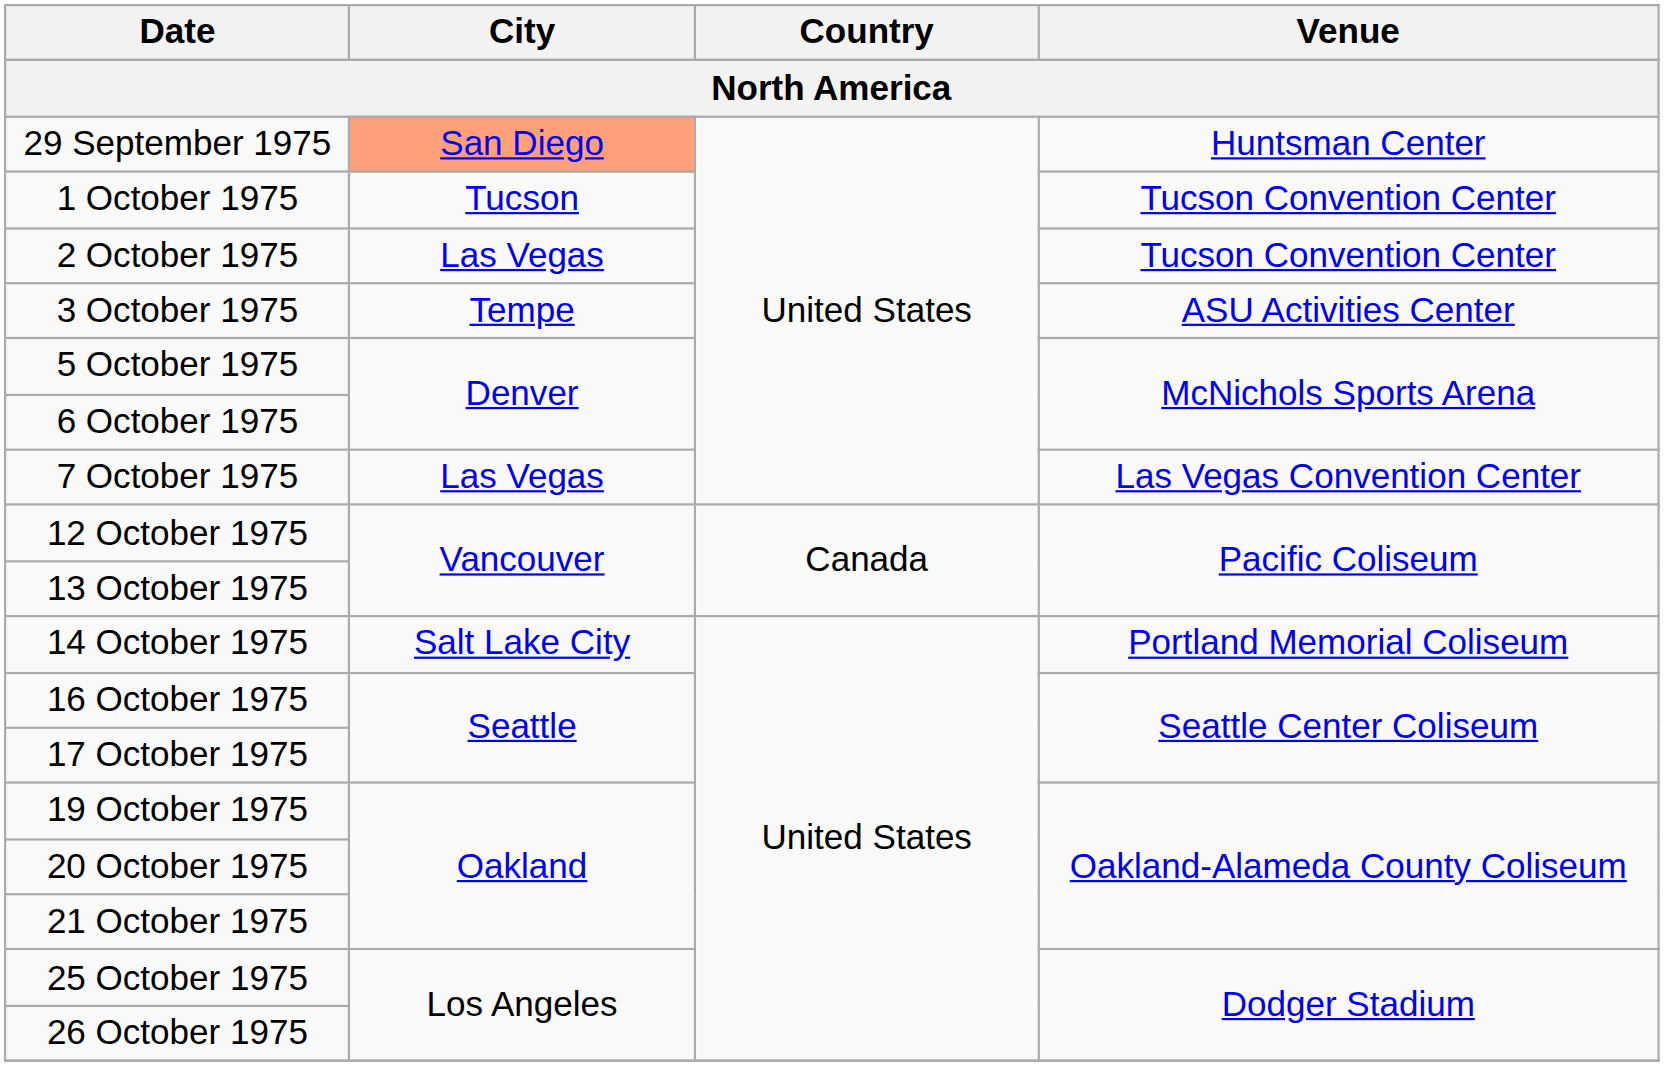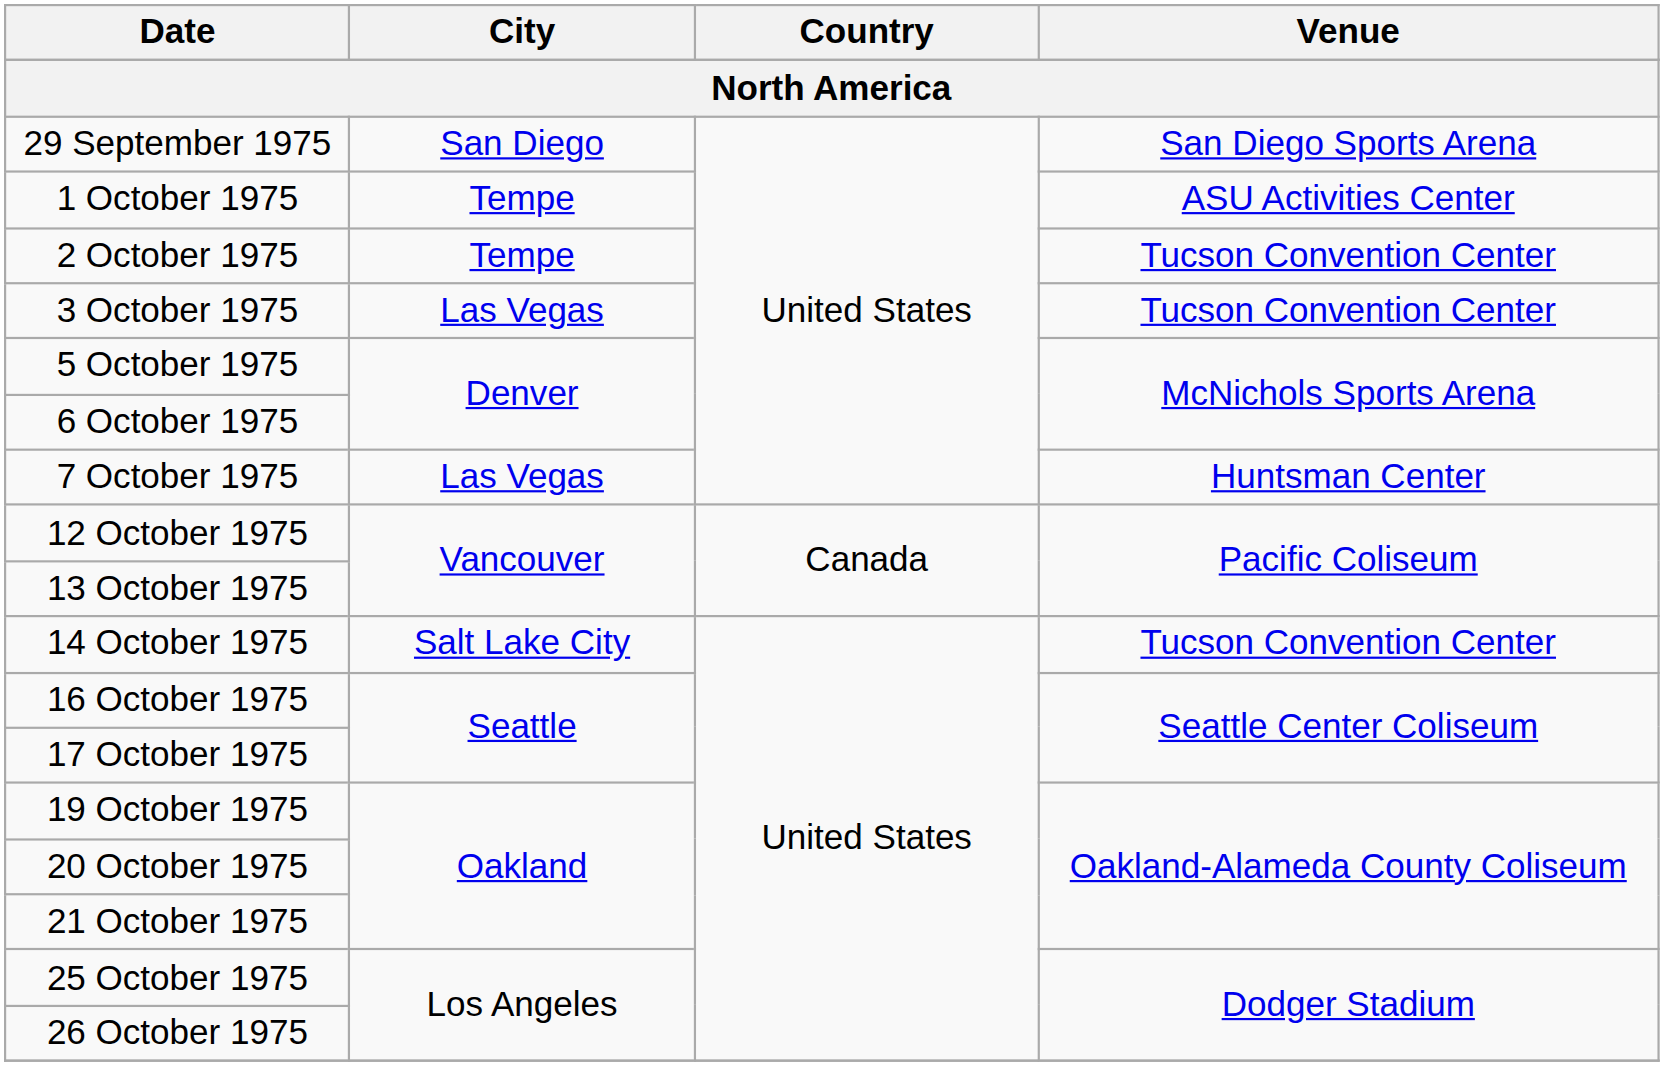(522, 143) lightsalmon background -> (522, 143) no background
(1348, 143) Huntsman Center -> (1348, 143) San Diego Sports Arena
(522, 198) Tucson -> (522, 198) Tempe
(1348, 198) Tucson Convention Center -> (1348, 198) ASU Activities Center
(522, 254) Las Vegas -> (522, 254) Tempe
(522, 310) Tempe -> (522, 310) Las Vegas
(1348, 310) ASU Activities Center -> (1348, 310) Tucson Convention Center
(1348, 476) Las Vegas Convention Center -> (1348, 476) Huntsman Center
(1348, 643) Portland Memorial Coliseum -> (1348, 643) Tucson Convention Center
